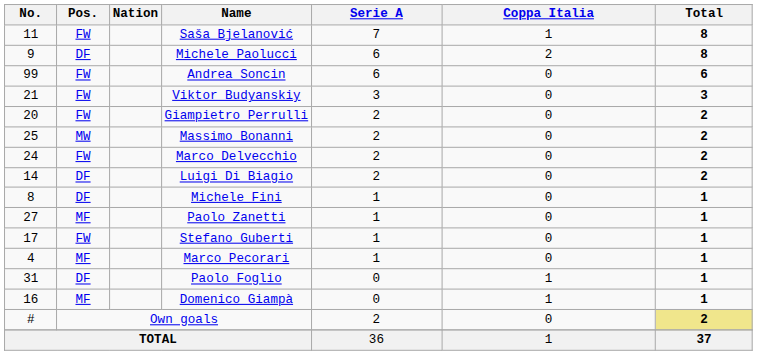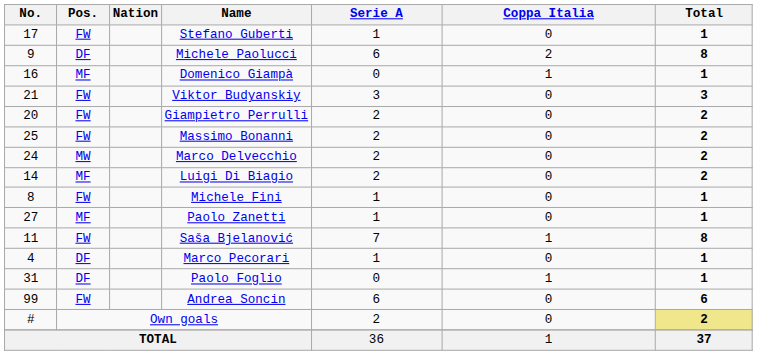rows swapped: (236, 35) <-> (236, 239)
rows swapped: (236, 76) <-> (236, 300)
(83, 137) MW -> (83, 137) FW
(83, 157) FW -> (83, 157) MW
(83, 178) DF -> (83, 178) MF
(83, 198) DF -> (83, 198) FW
(83, 259) MF -> (83, 259) DF
